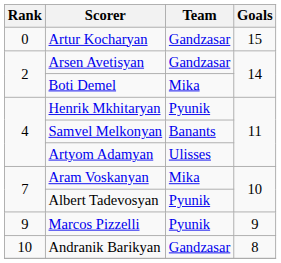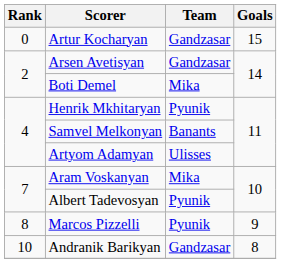(25, 223) 9 -> (25, 223) 8
